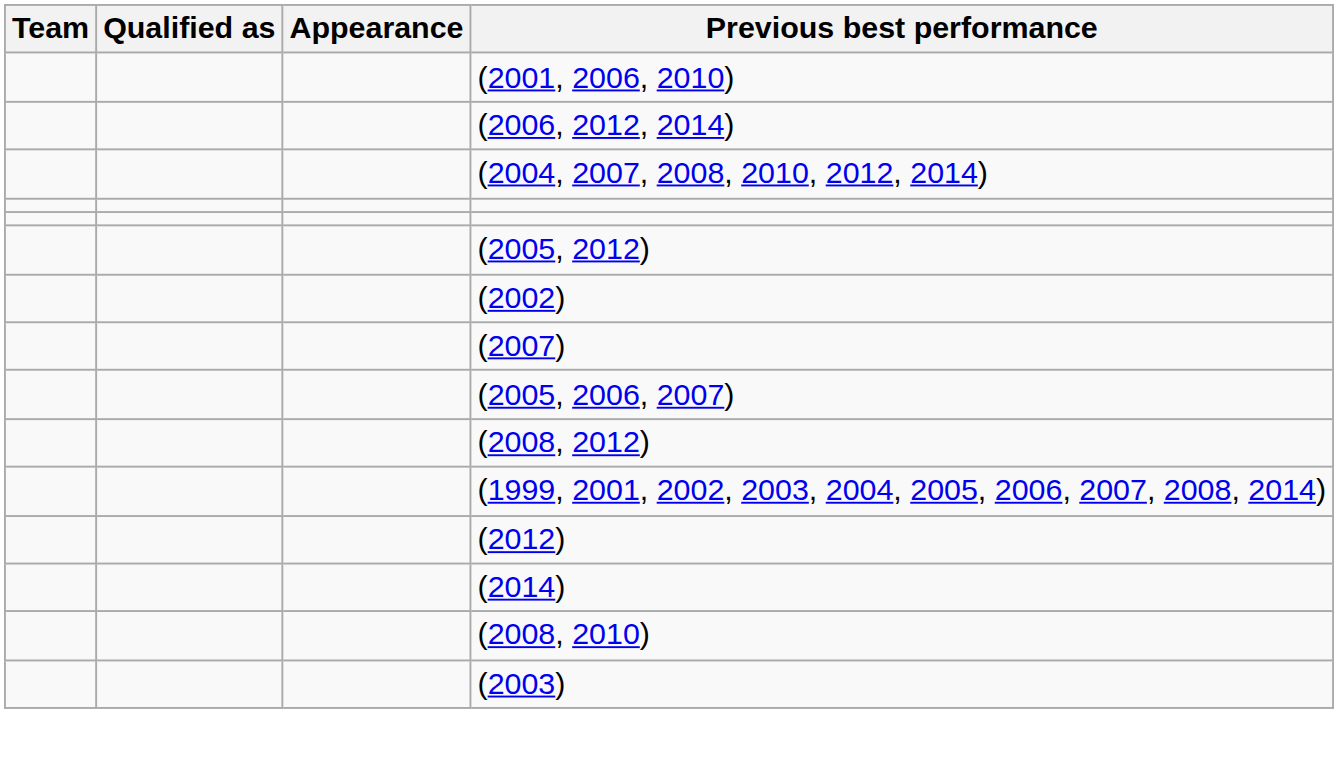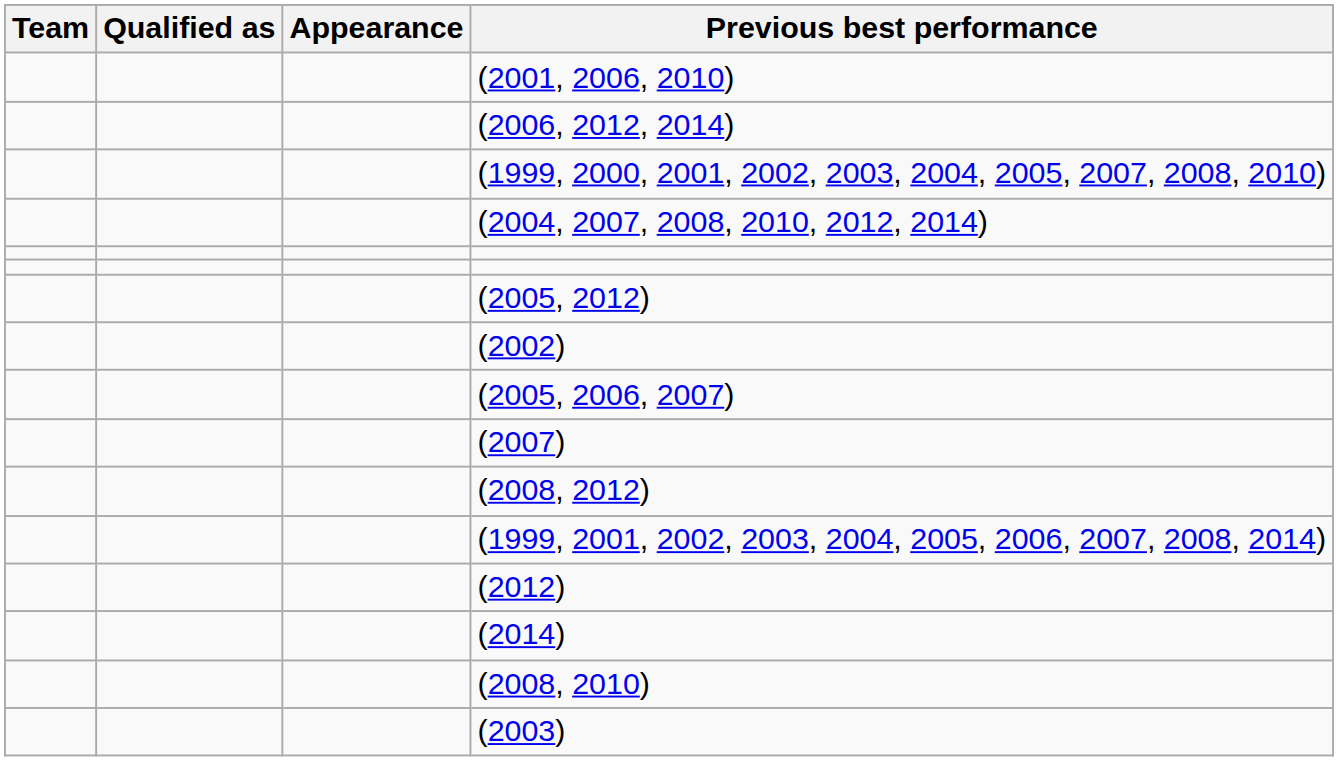+ row: (51, 174)
rows swapped: (51, 395) <-> (51, 346)
